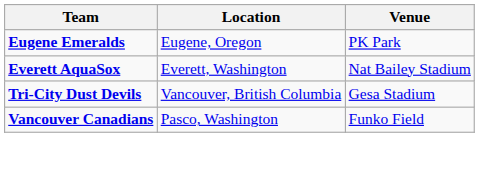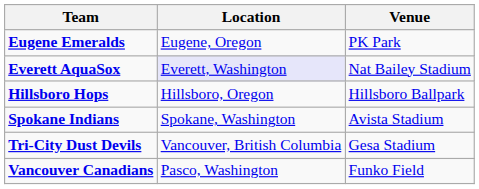(224, 68) no background -> (224, 68) lavender background
+ row: (58, 93)
+ row: (64, 119)
